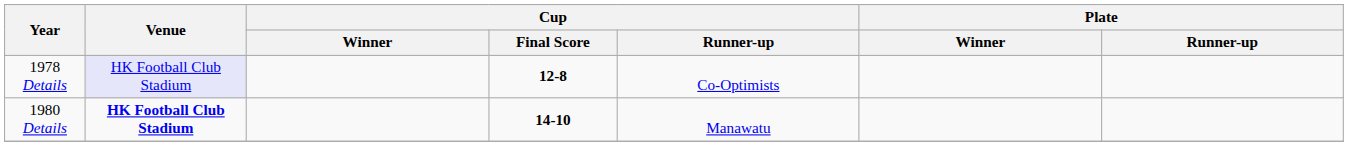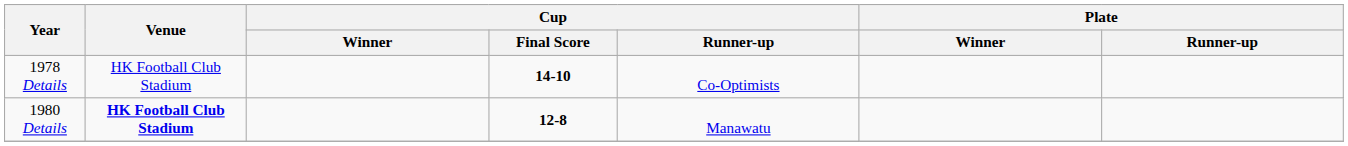(166, 76) lavender background -> (166, 76) no background
(553, 76) 12-8 -> (553, 76) 14-10
(553, 120) 14-10 -> (553, 120) 12-8
